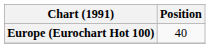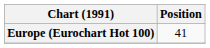(181, 33) 40 -> (181, 33) 41
